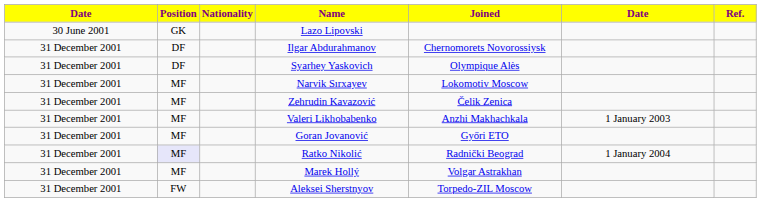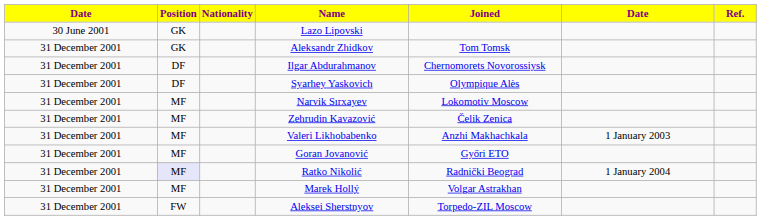+ row: (332, 48)
